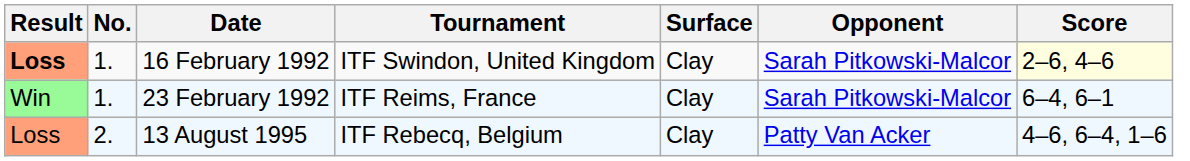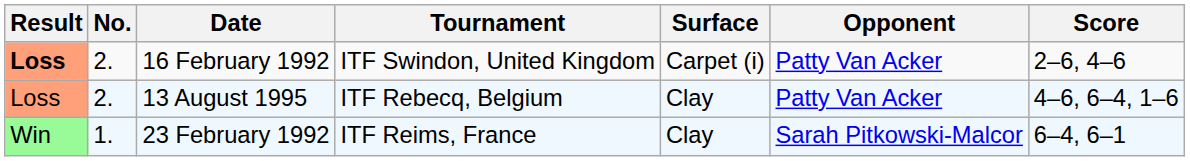(103, 60) 1. -> (103, 60) 2.
(690, 60) Clay -> (715, 60) Carpet (i)
(887, 60) Sarah Pitkowski-Malcor -> (859, 60) Patty Van Acker
(1068, 60) lightyellow background -> (1080, 60) no background
rows swapped: (236, 98) <-> (225, 135)
